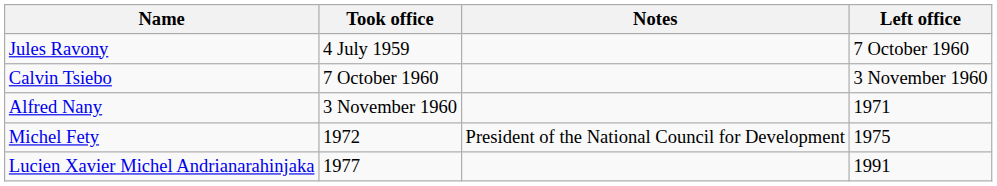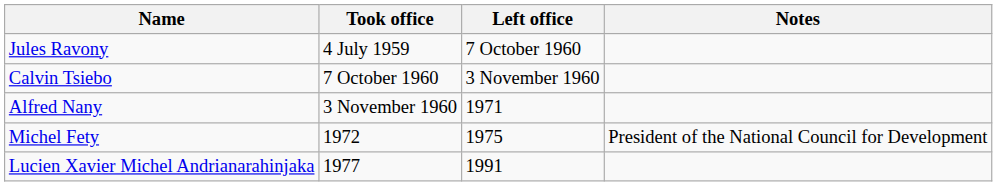columns swapped: (920, 19) <-> (655, 19)
